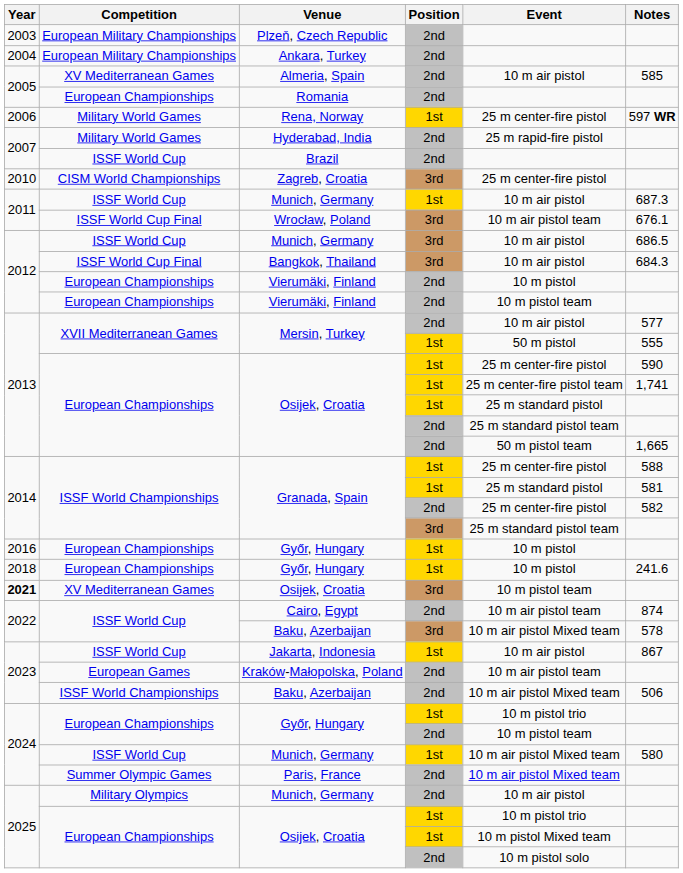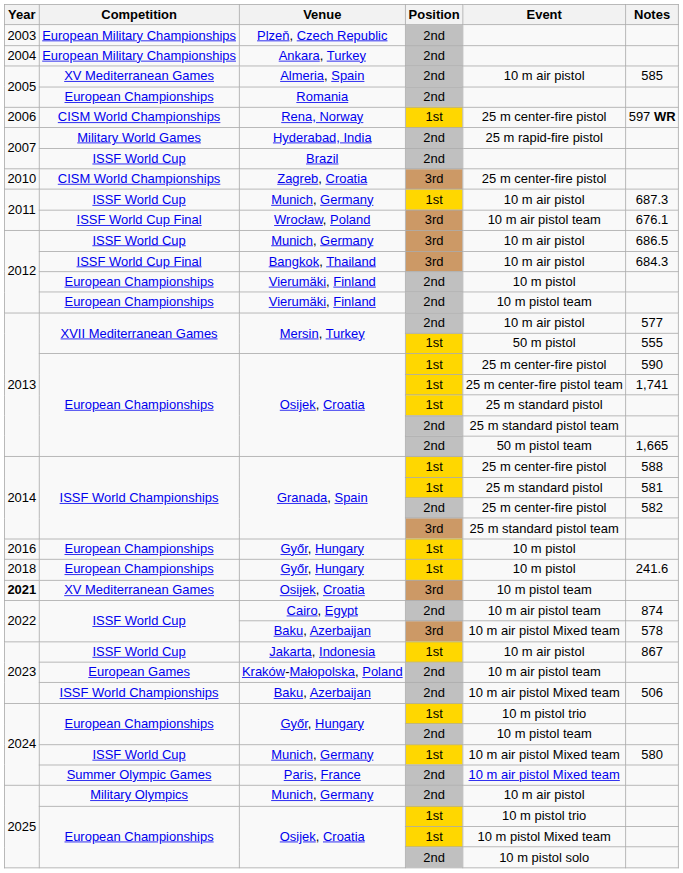(139, 117) Military World Games -> (139, 117) CISM World Championships
